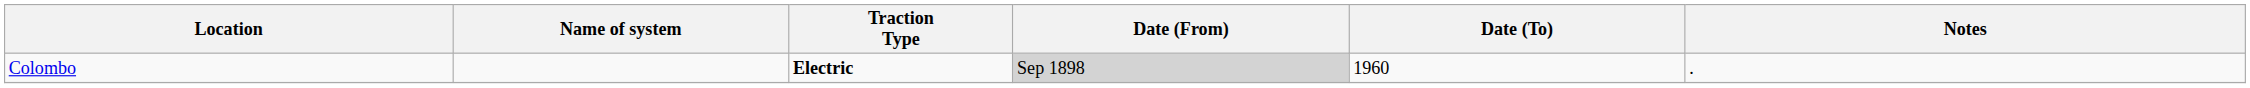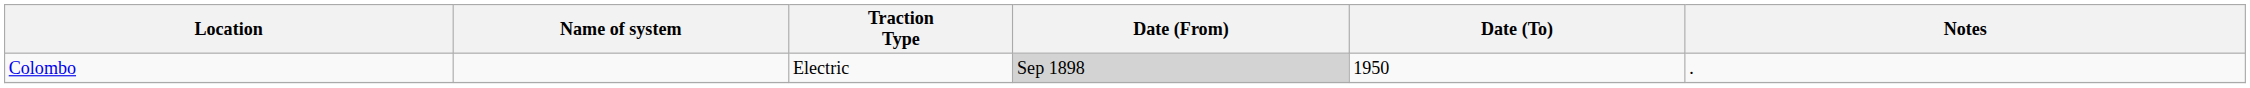(823, 67) bold -> (821, 67) normal
(1371, 67) 1960 -> (1371, 67) 1950
